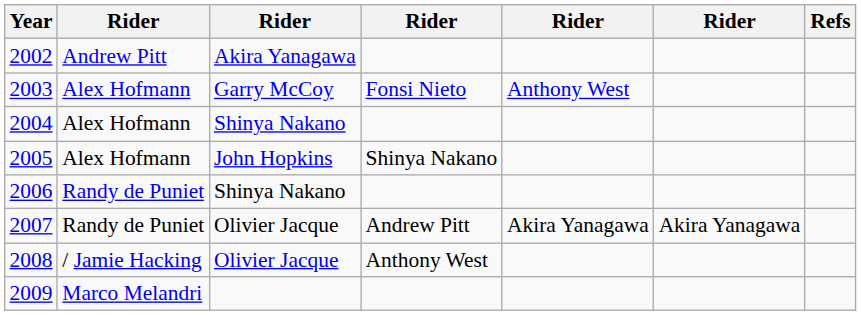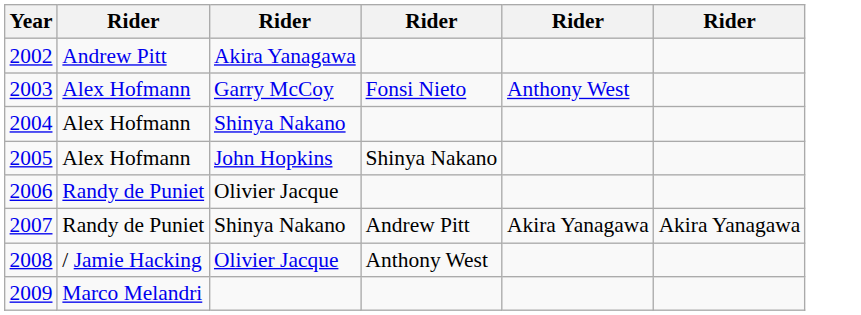- column: (830, 21)
(280, 191) Shinya Nakano -> (276, 191) Olivier Jacque
(276, 225) Olivier Jacque -> (280, 225) Shinya Nakano
